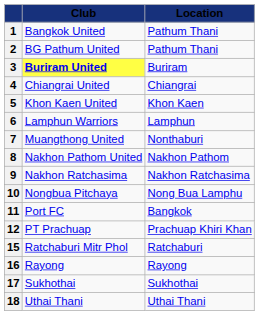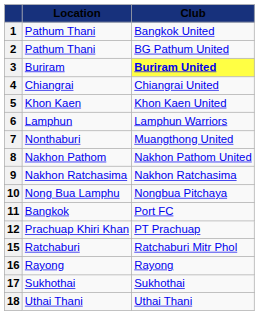columns swapped: (84, 13) <-> (200, 13)
